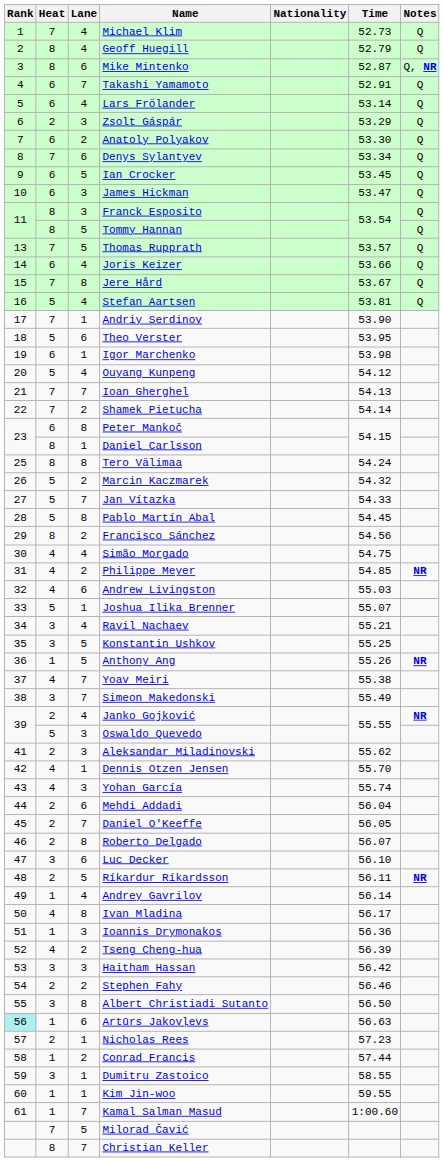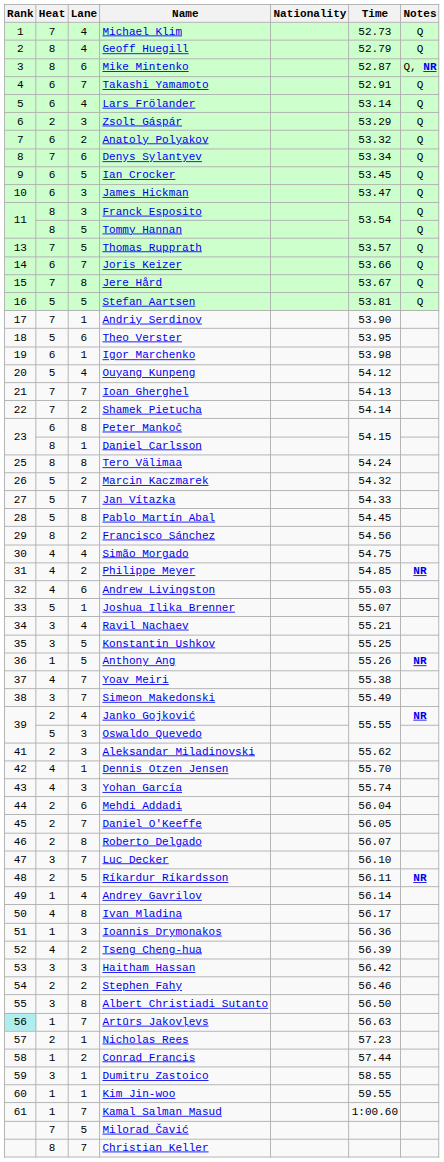(375, 139) 53.30 -> (375, 139) 53.32
(84, 266) 4 -> (84, 266) 7
(84, 302) 4 -> (84, 302) 5
(84, 860) 6 -> (84, 860) 7
(84, 1022) 6 -> (84, 1022) 7
